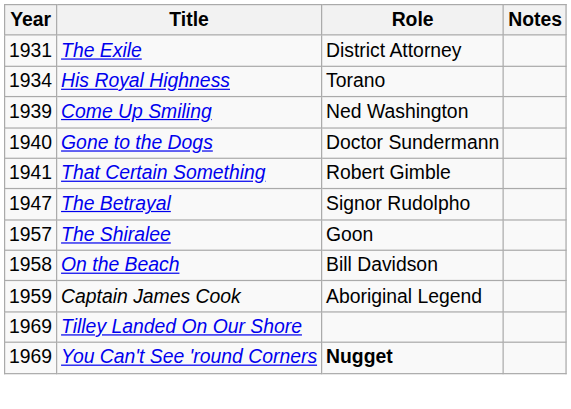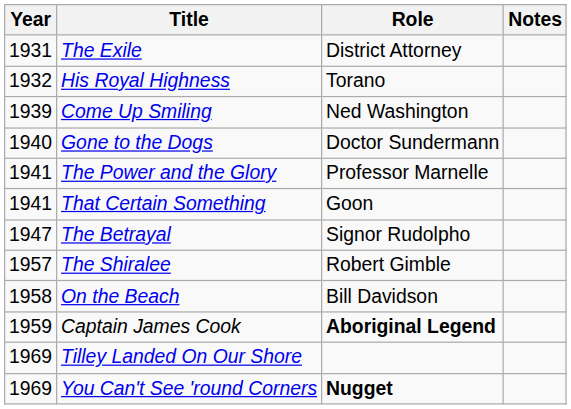(31, 81) 1934 -> (31, 81) 1932
+ row: (169, 173)
(388, 173) Robert Gimble -> (350, 204) Goon
(350, 234) Goon -> (388, 265) Robert Gimble
(404, 296) normal -> (411, 326) bold
